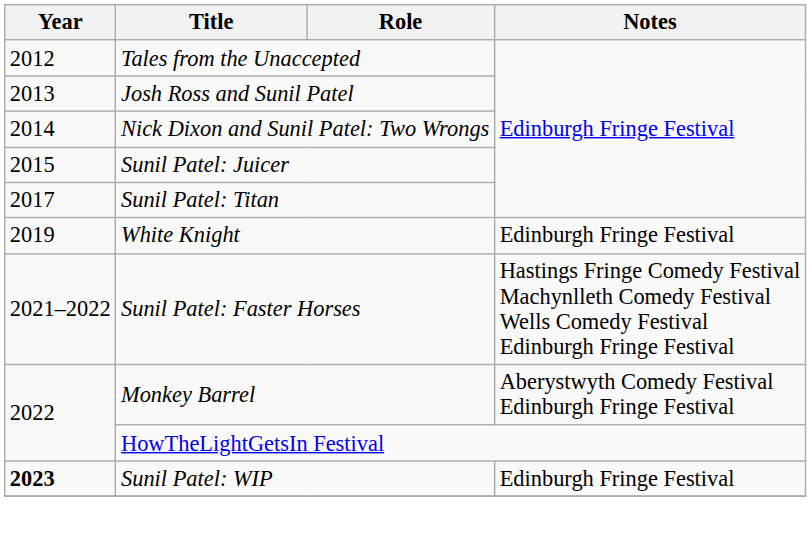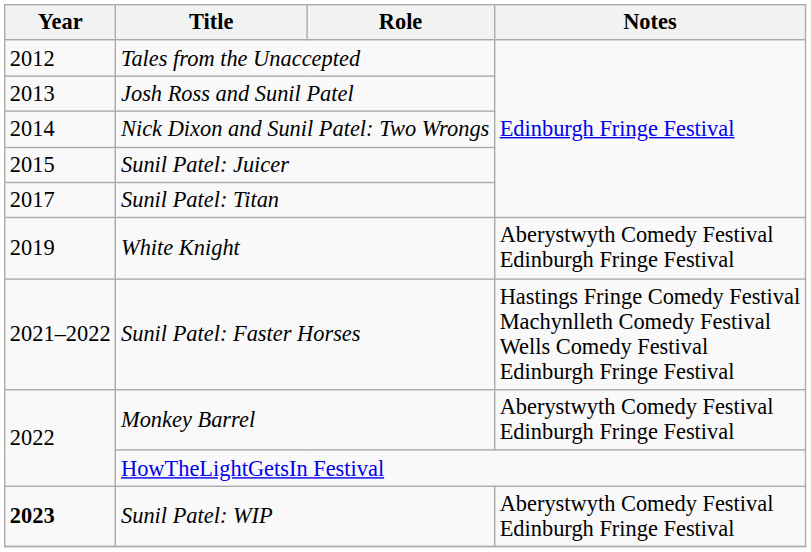(617, 235) Edinburgh Fringe Festival -> (637, 248) Aberystwyth Comedy Festival Edinburgh Fringe Festival
(617, 478) Edinburgh Fringe Festival -> (637, 516) Aberystwyth Comedy Festival Edinburgh Fringe Festival
